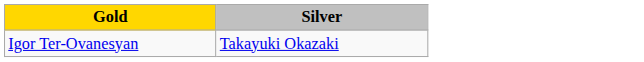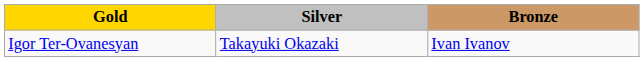+ column: (533, 17)
